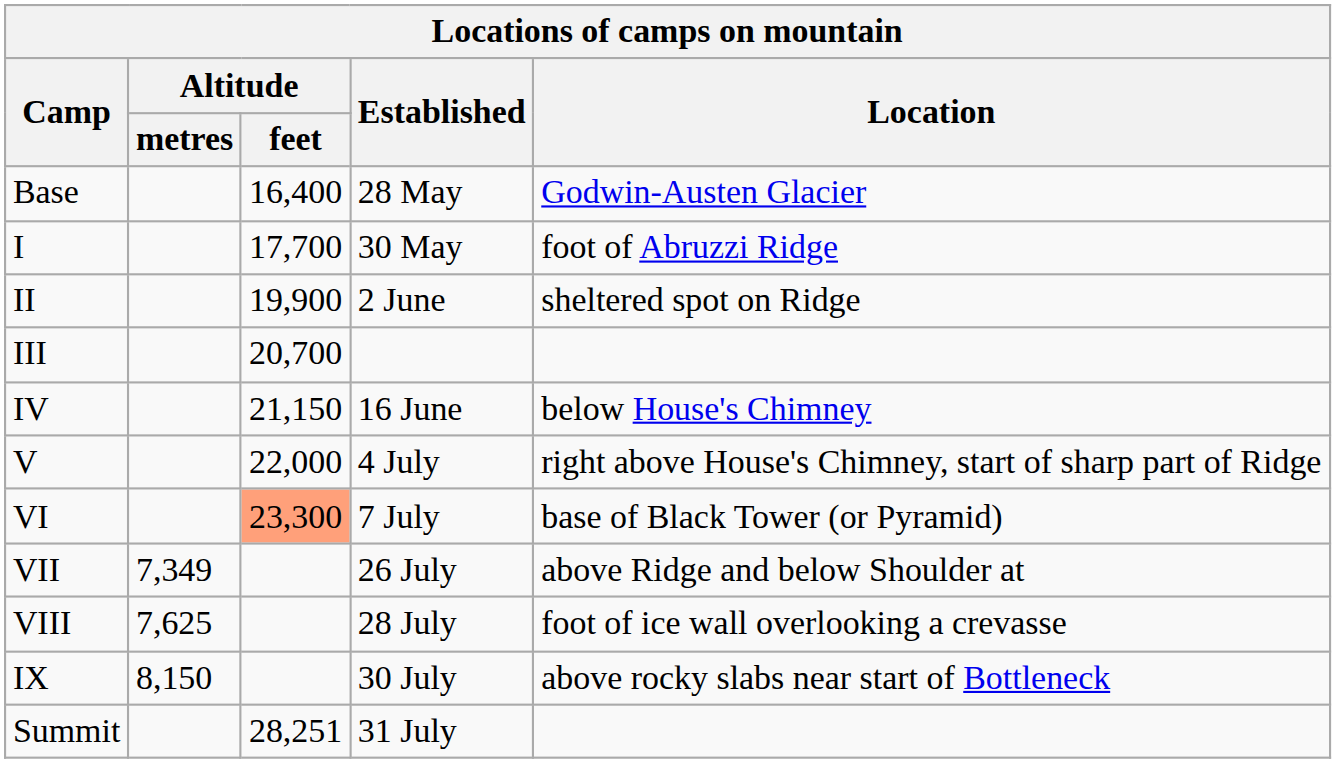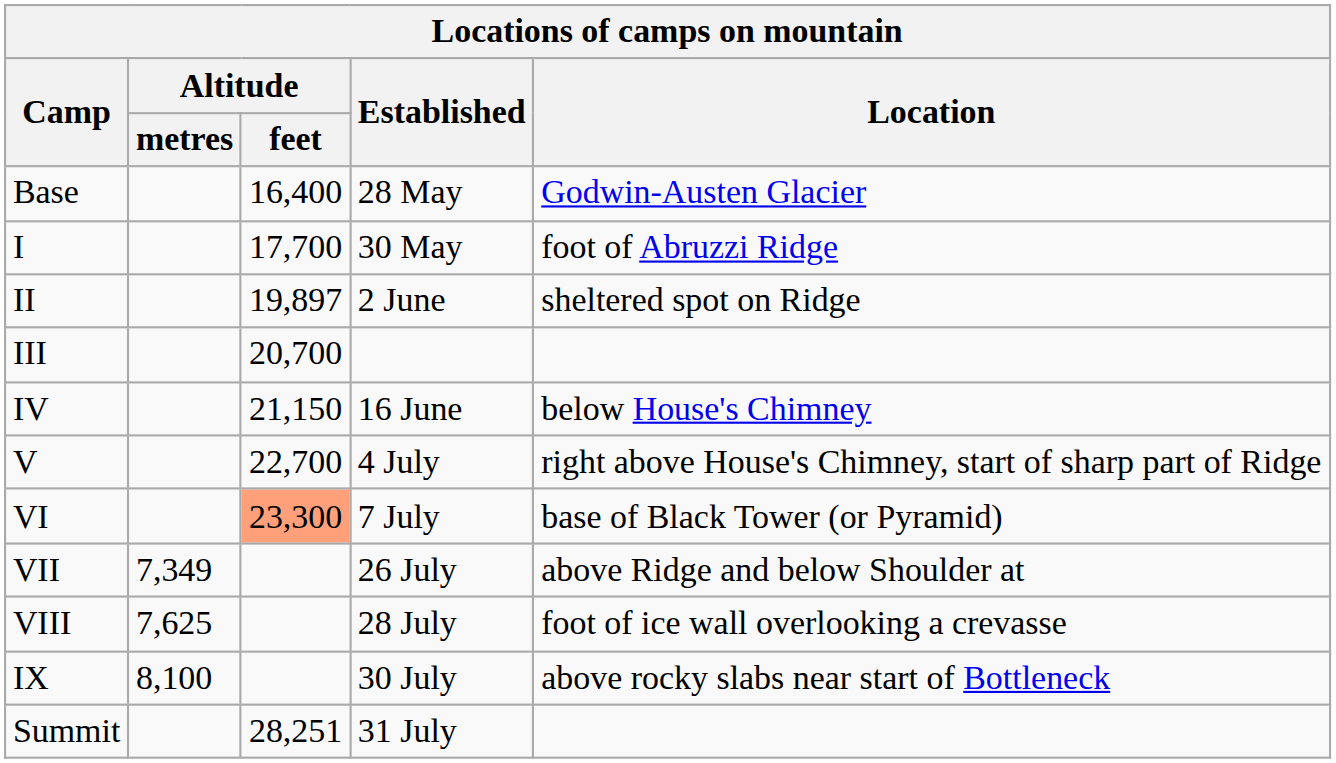(296, 300) 19,900 -> (296, 300) 19,897
(296, 461) 22,000 -> (296, 461) 22,700
(174, 676) 8,150 -> (174, 676) 8,100
